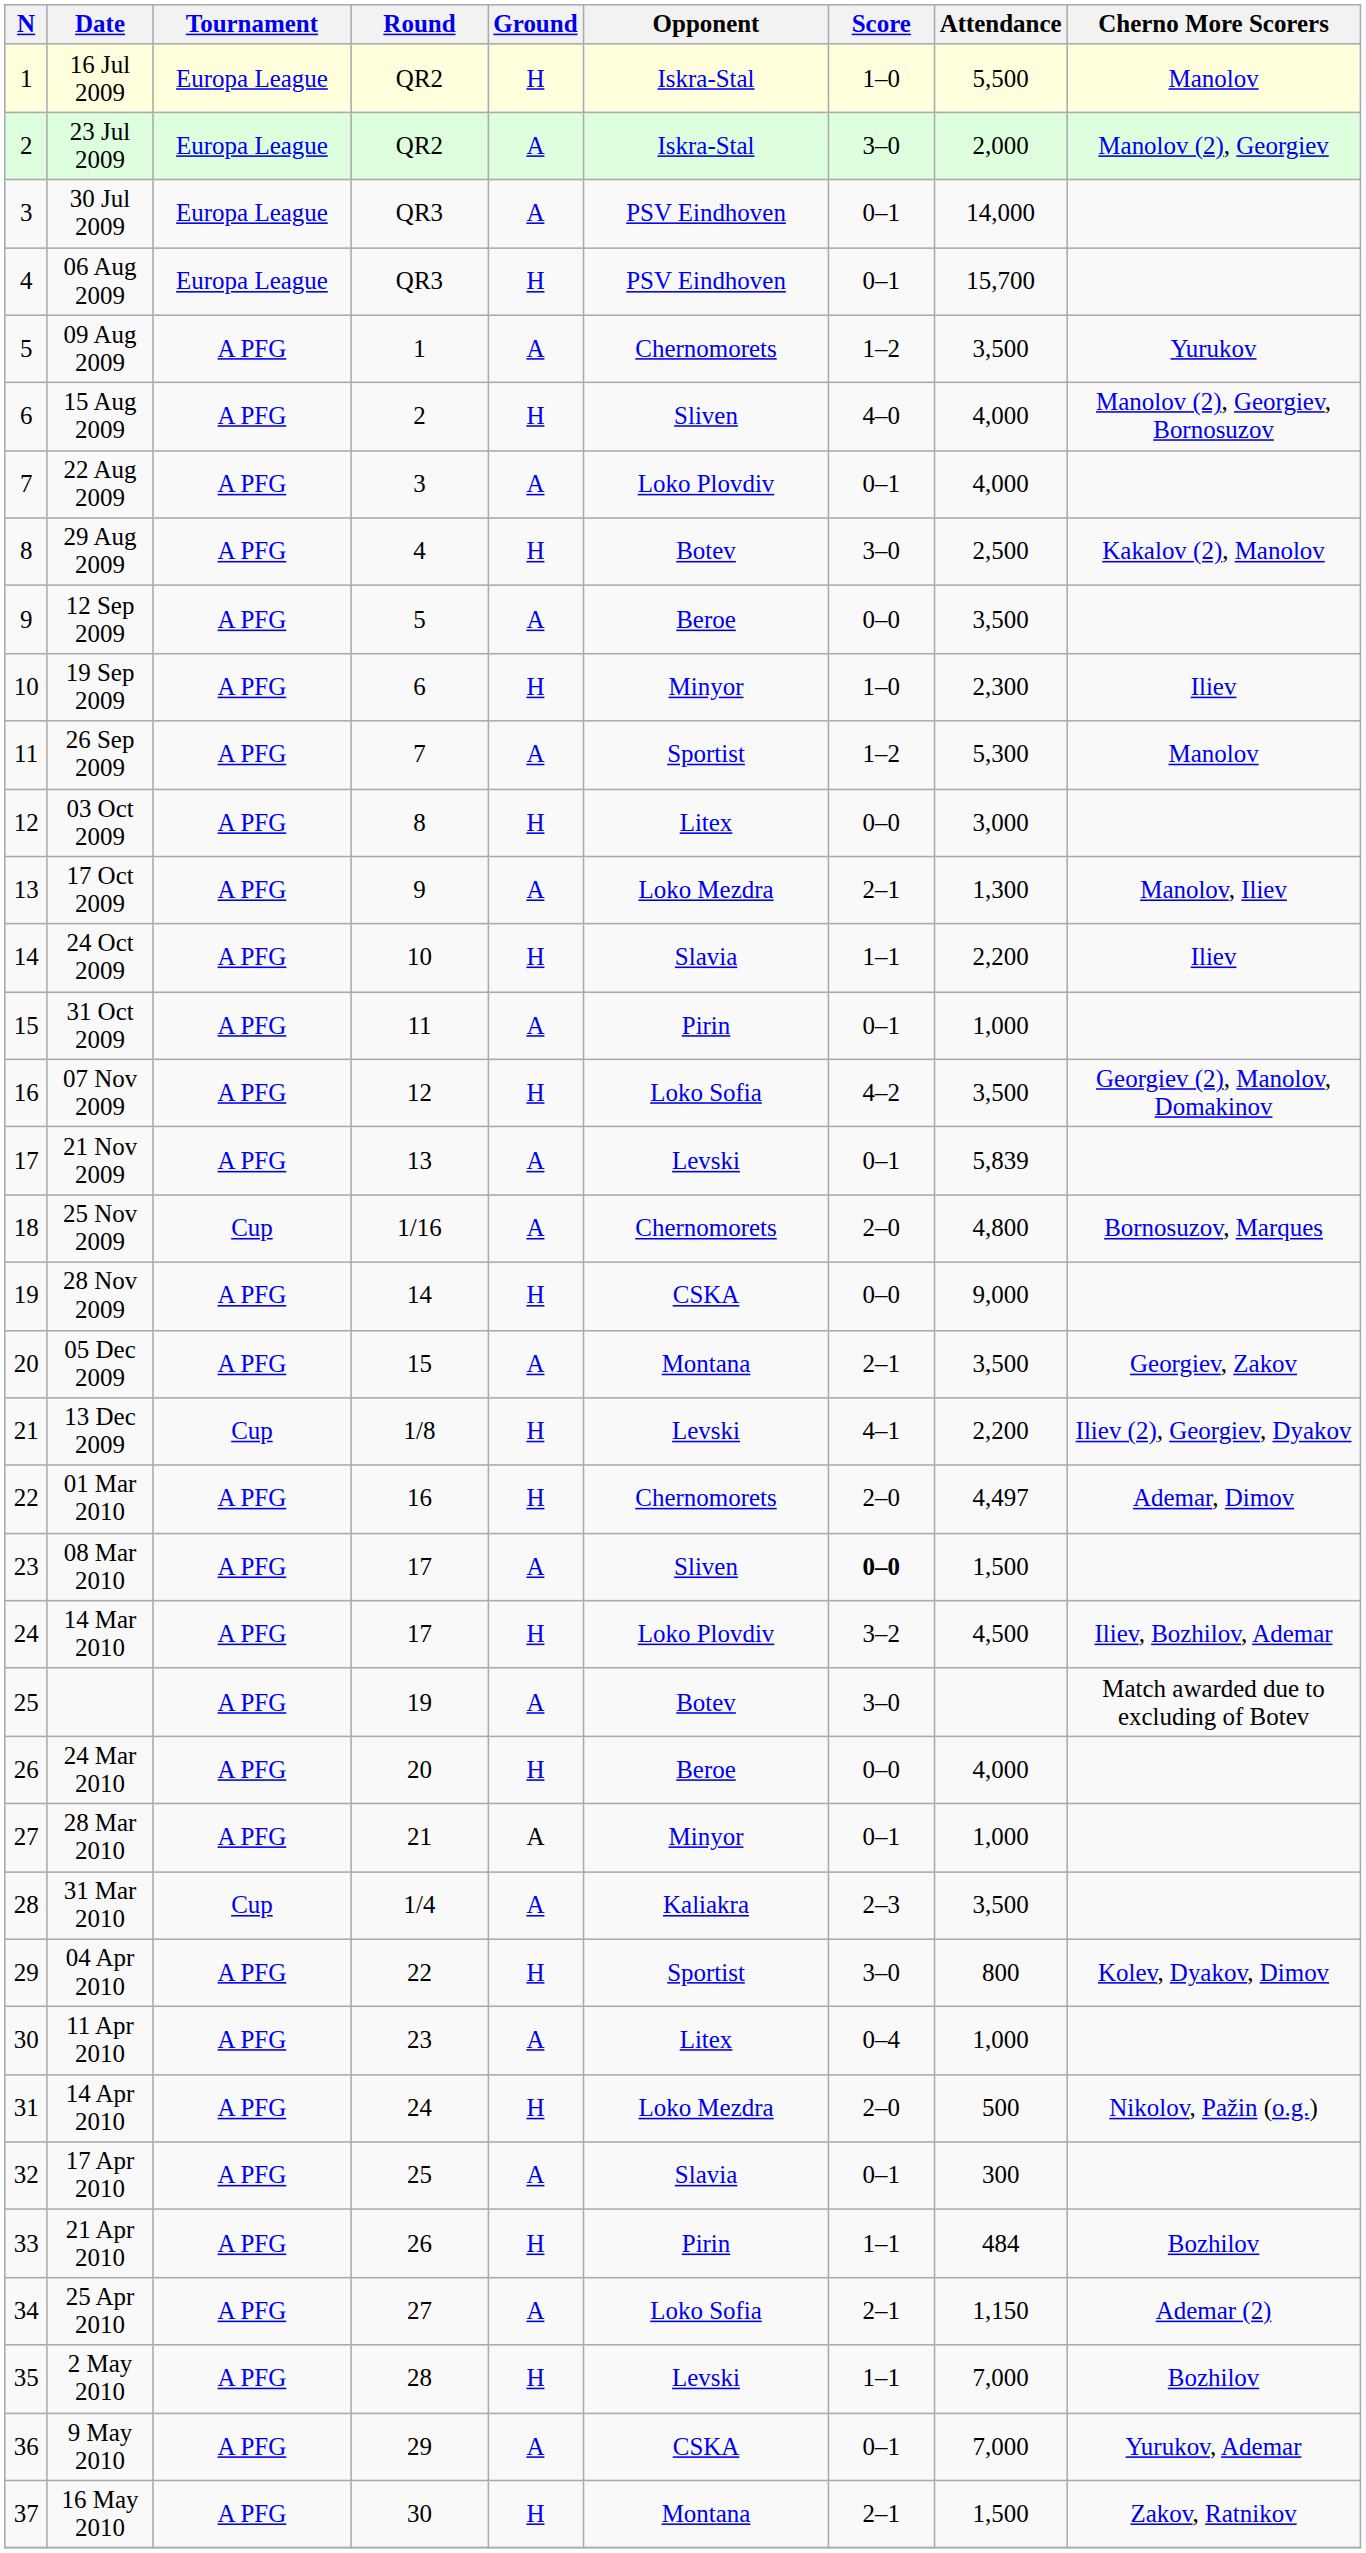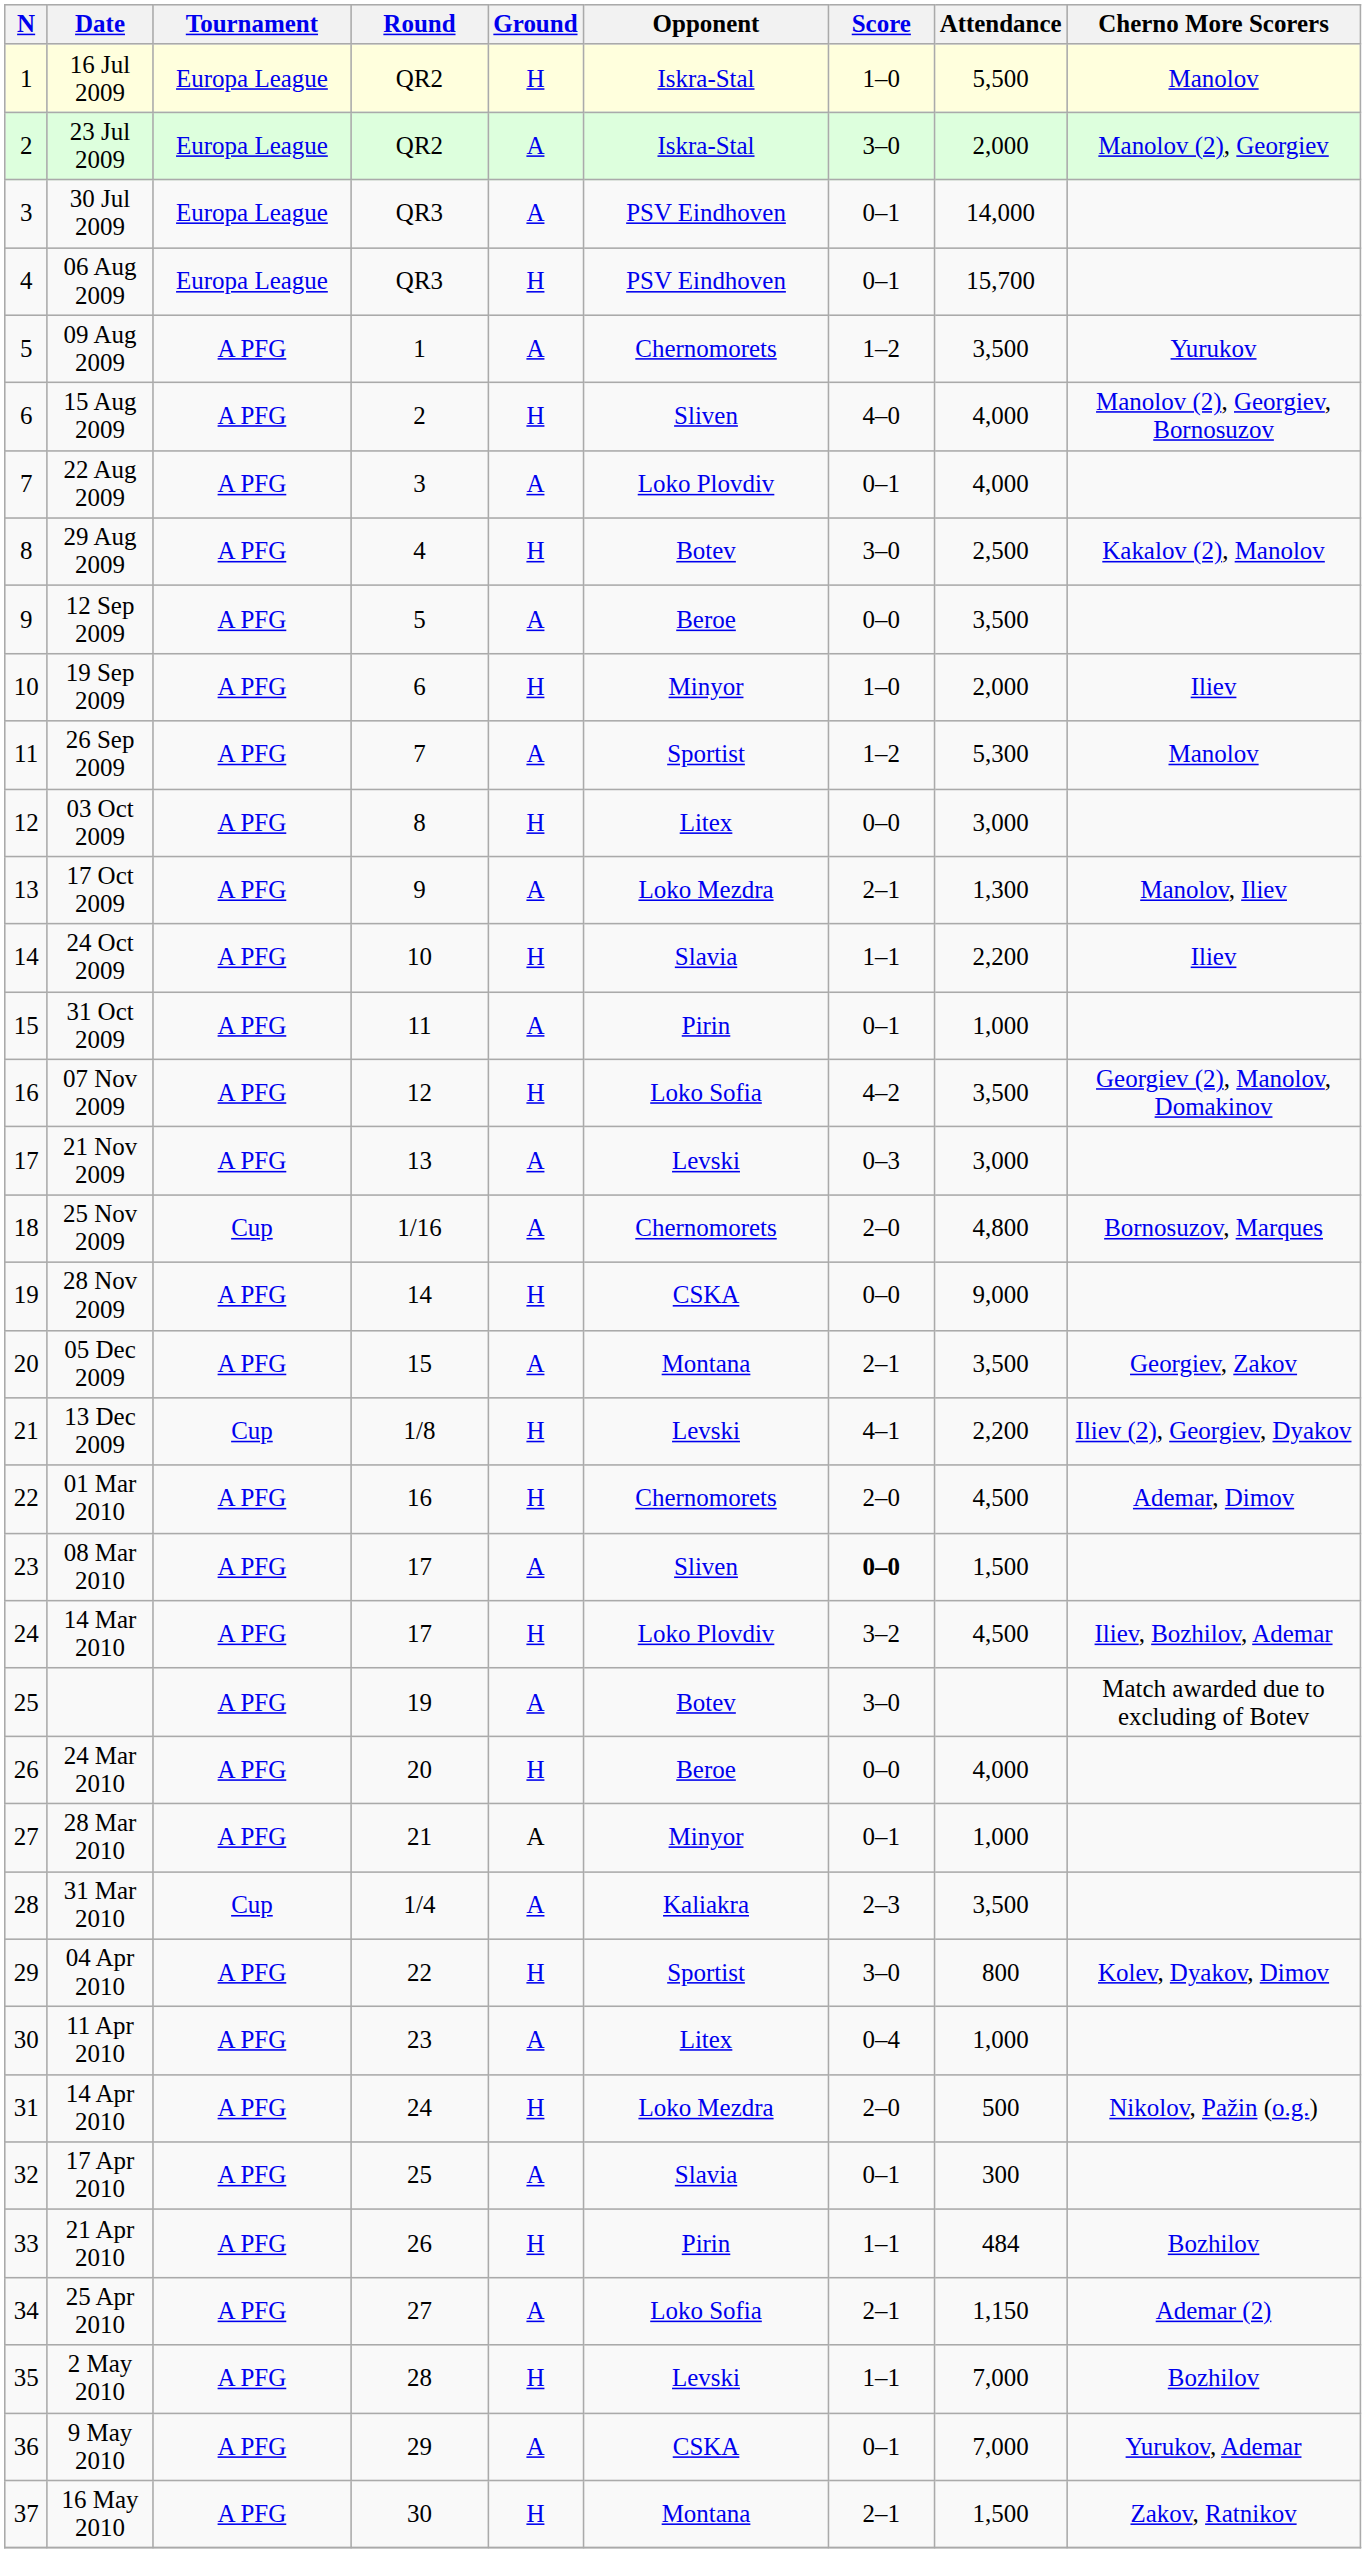(1001, 686) 2,300 -> (1001, 686) 2,000
(881, 1160) 0–1 -> (881, 1160) 0–3
(1001, 1160) 5,839 -> (1001, 1160) 3,000
(1001, 1498) 4,497 -> (1001, 1498) 4,500
